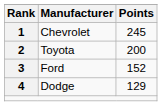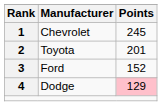(136, 50) 200 -> (136, 50) 201
(136, 86) no background -> (136, 86) pink background
